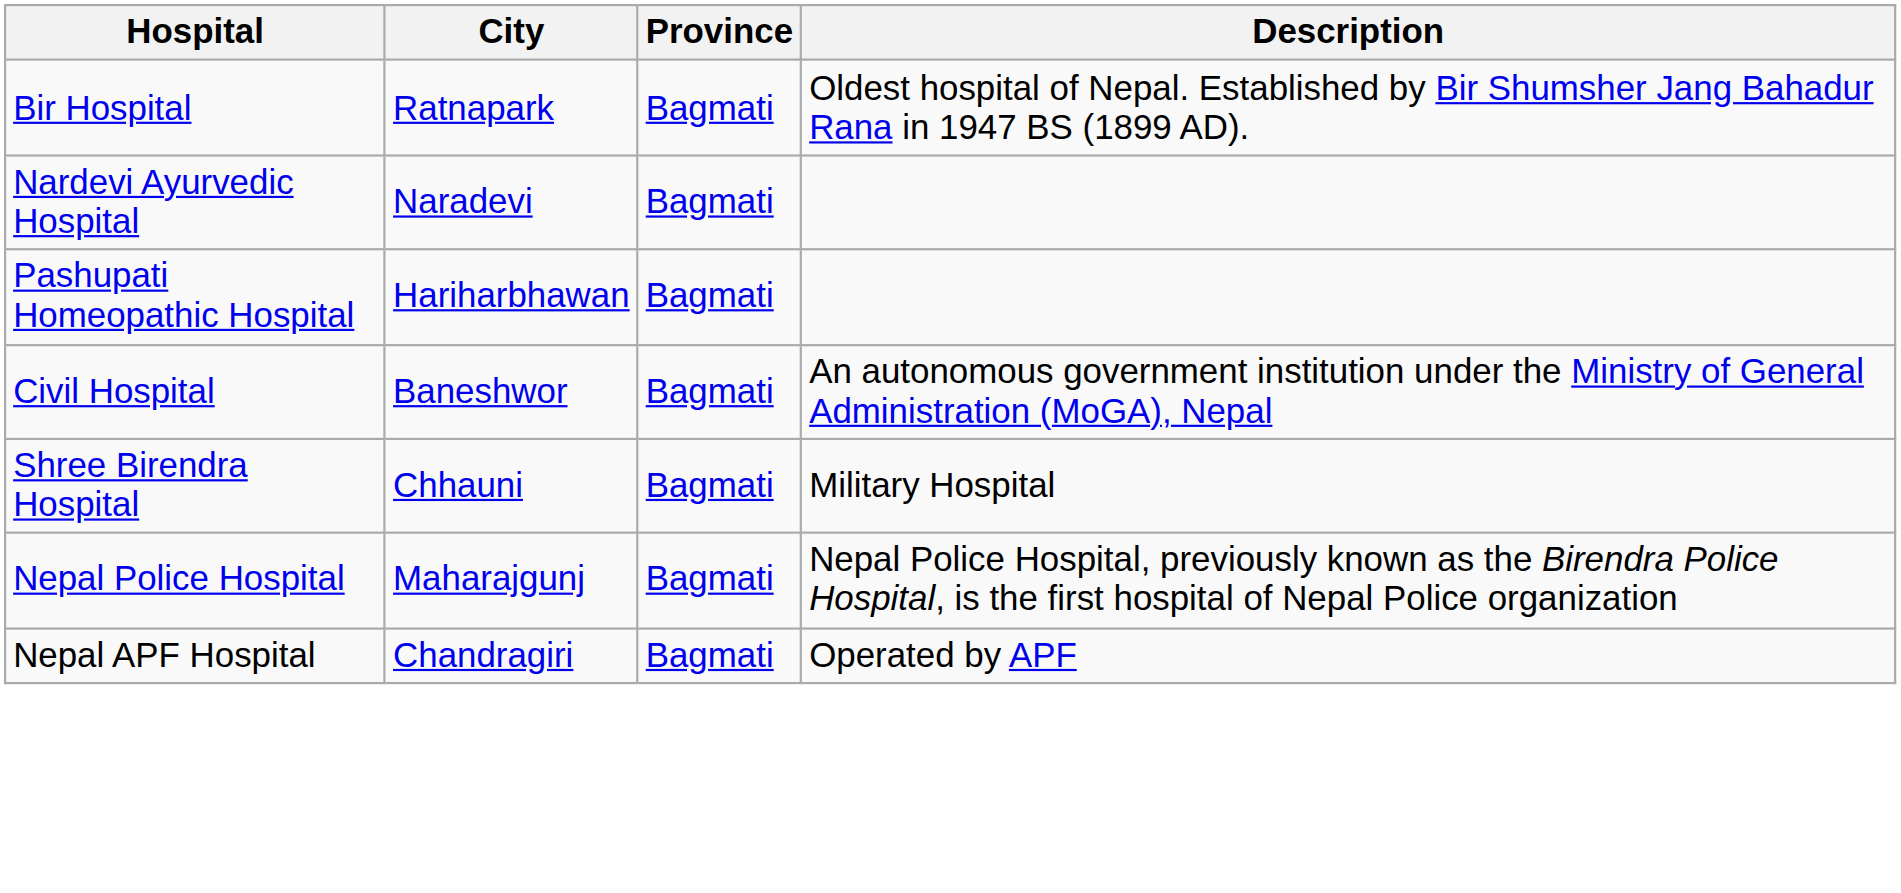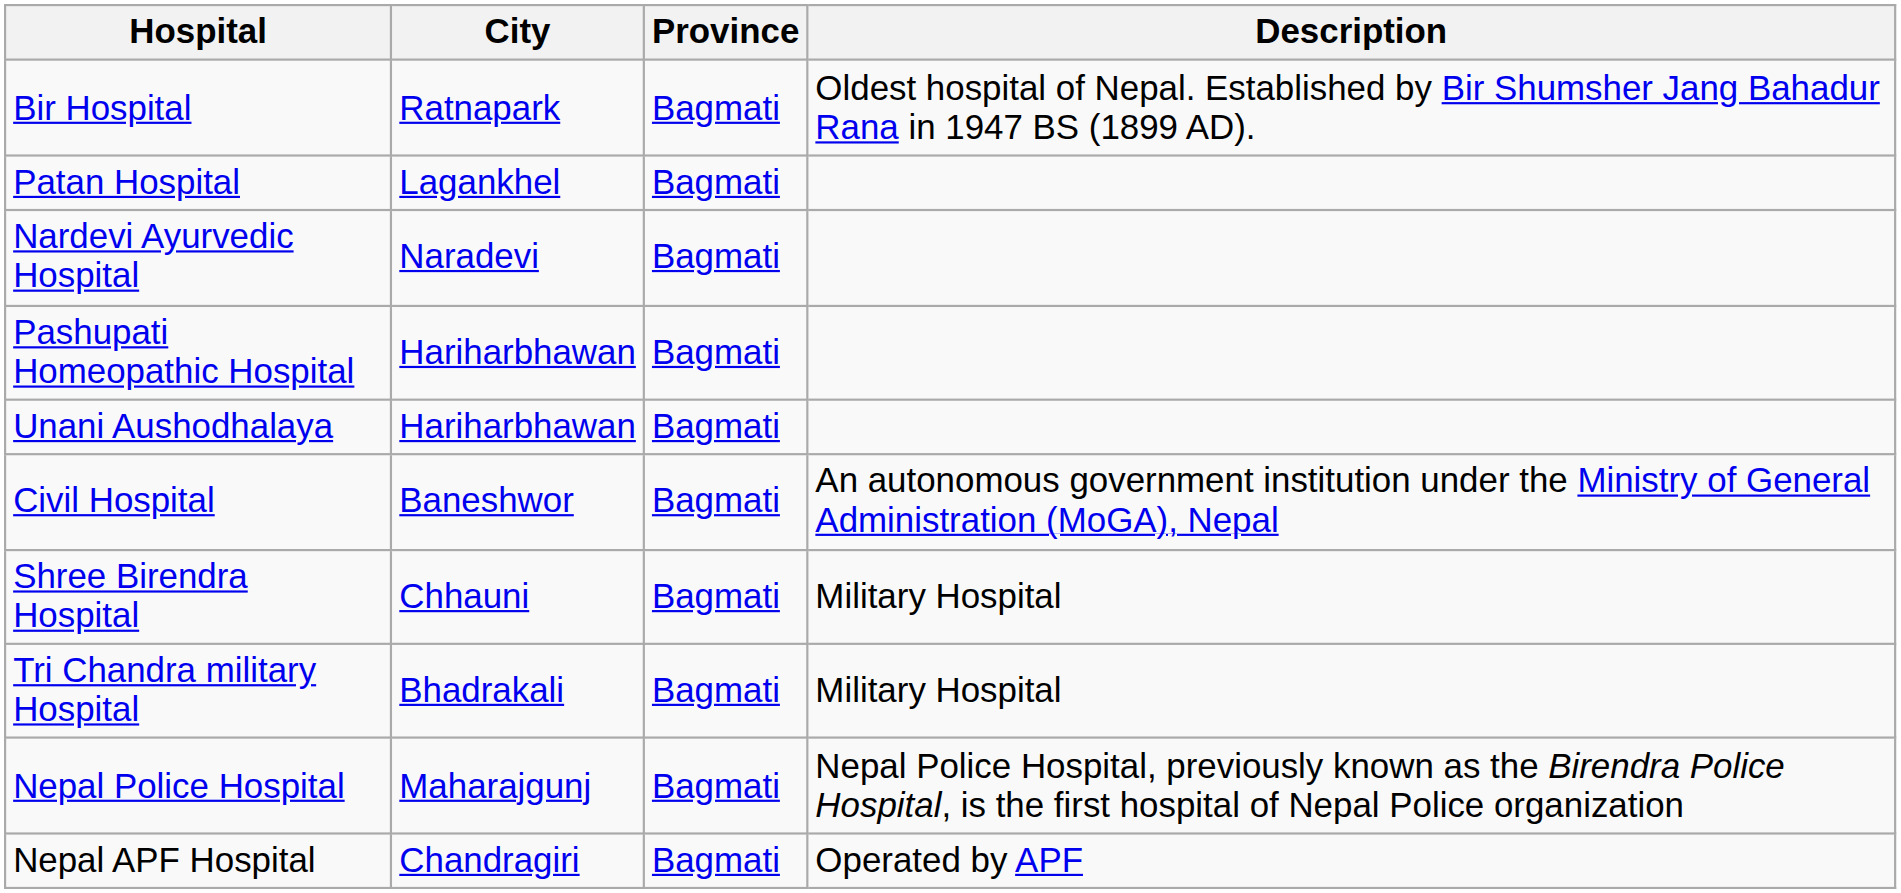+ row: (127, 182)
+ row: (173, 426)
+ row: (165, 690)
